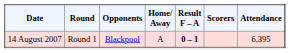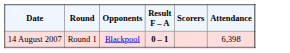- column: (160, 18)
(261, 39) 6,395 -> (231, 39) 6,398
